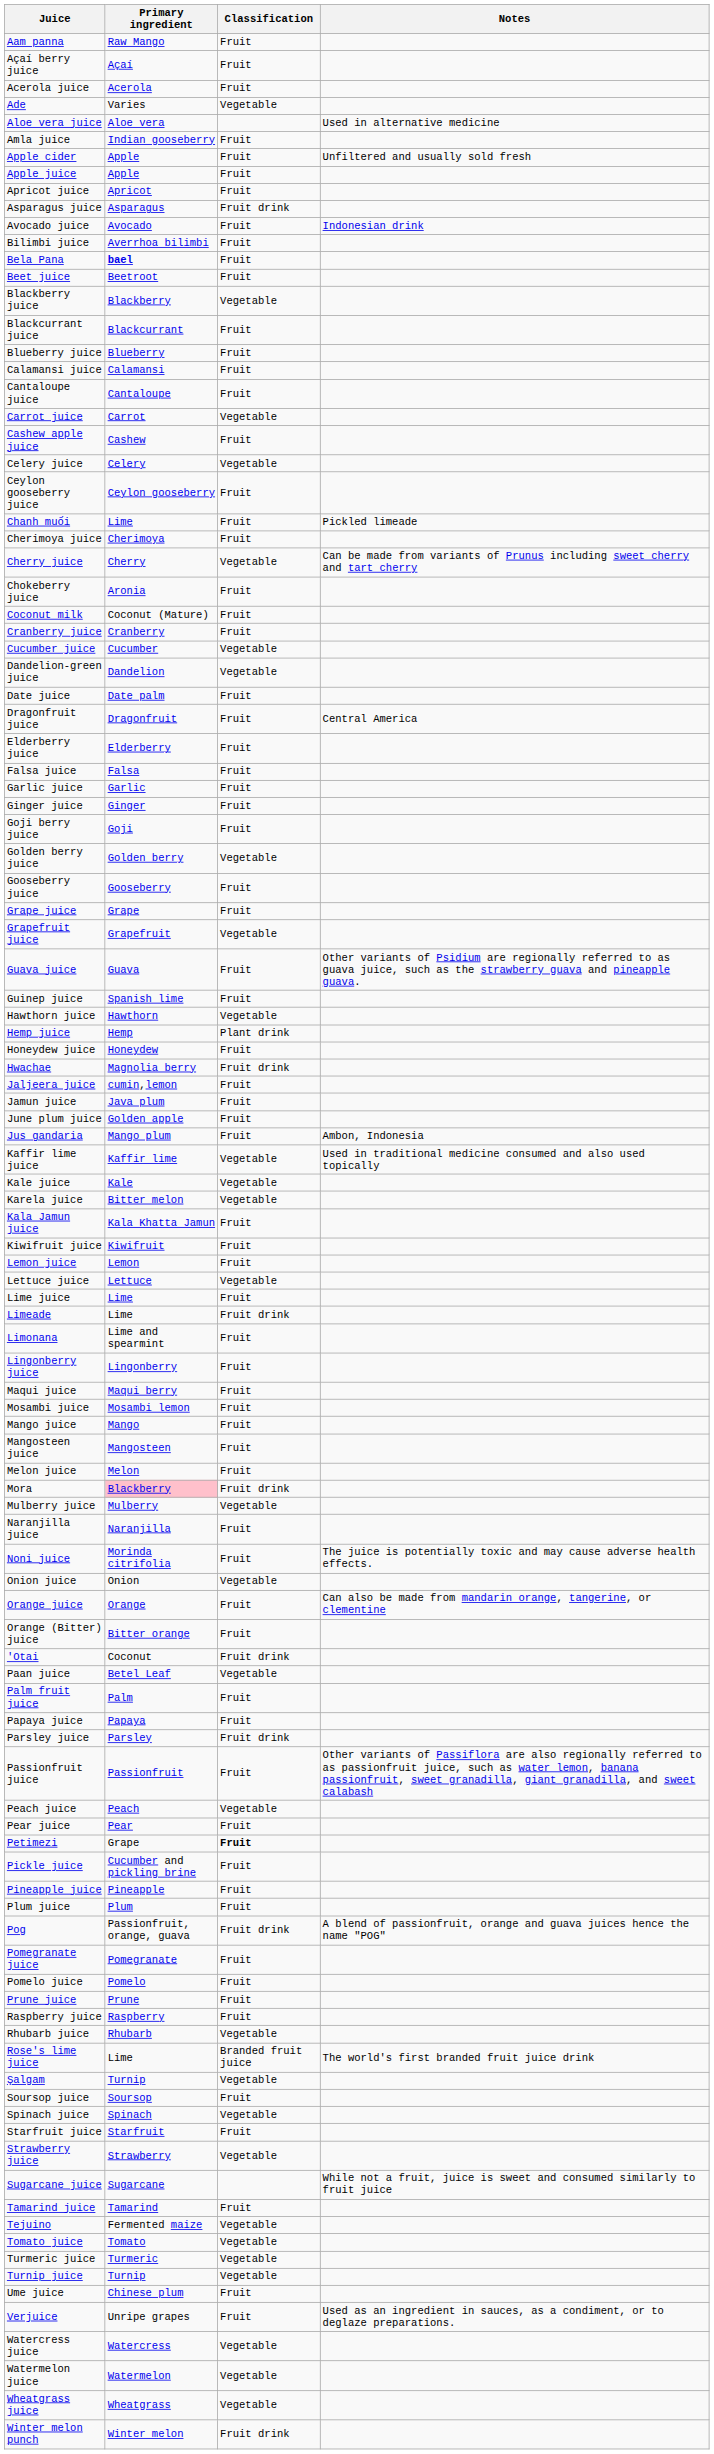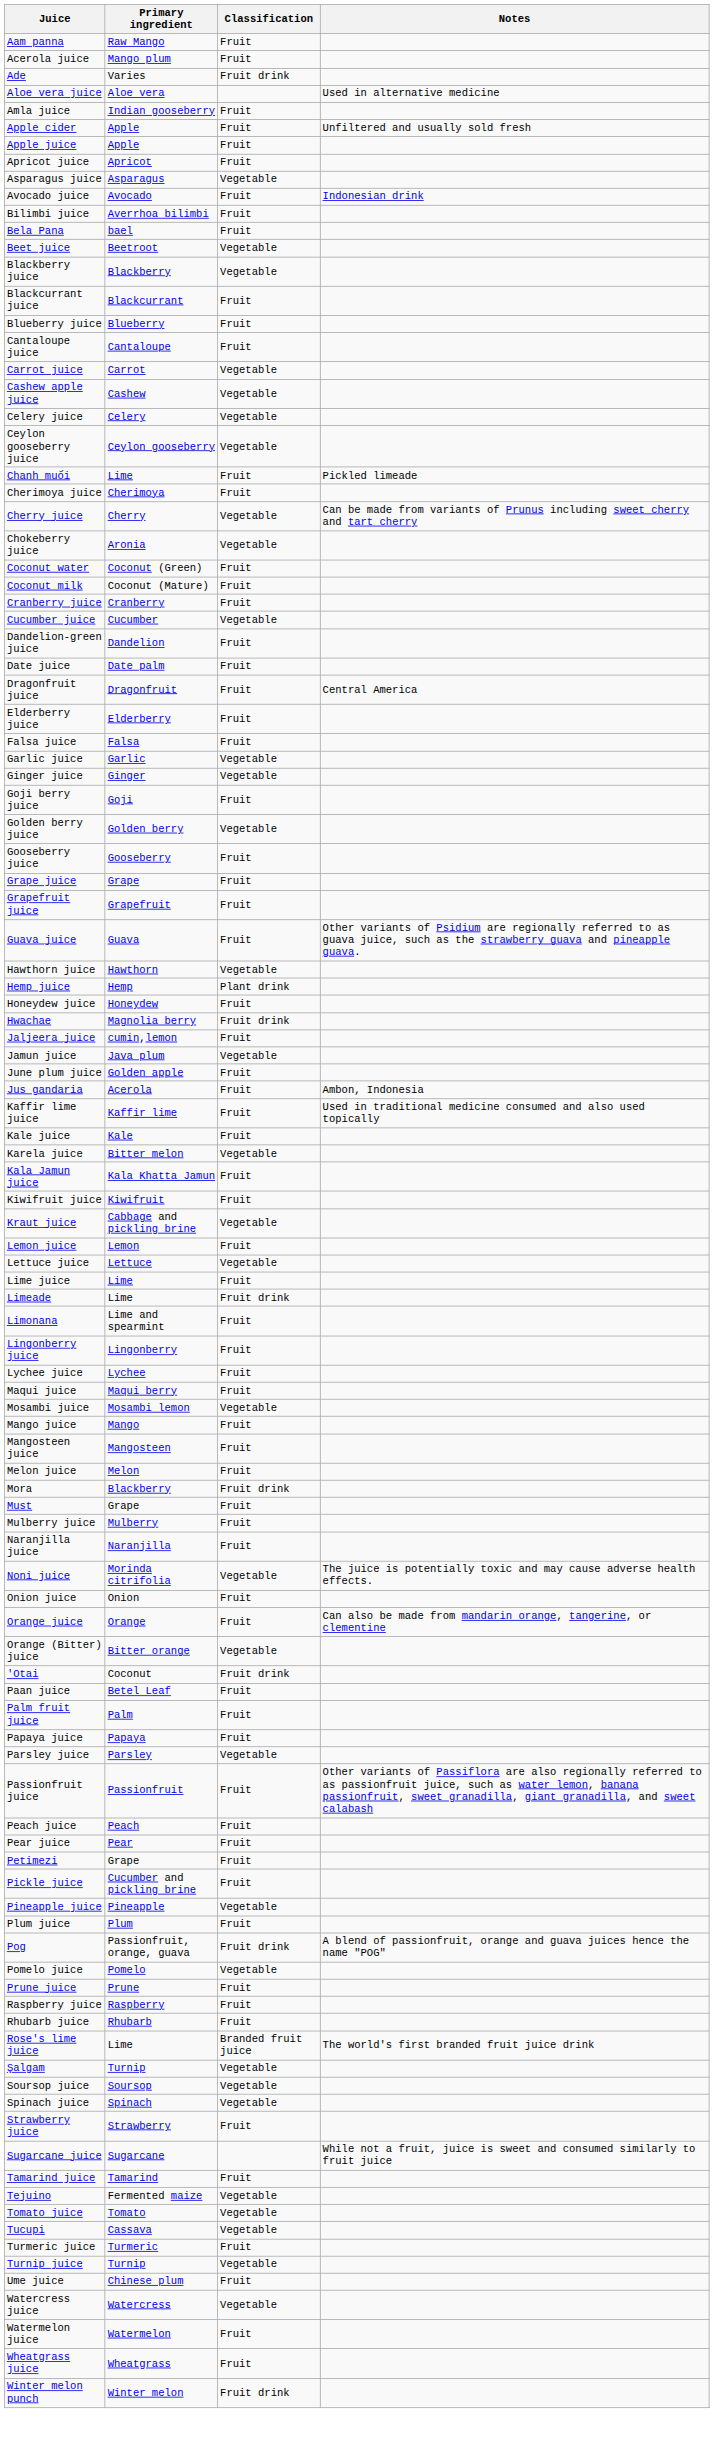- row: (39, 66)
(130, 89) Acerola -> (139, 59) Mango plum
(249, 106) Vegetable -> (255, 77) Fruit drink
(255, 209) Fruit drink -> (249, 180) Vegetable
(120, 260) bold -> (120, 231) normal
(236, 278) Fruit -> (249, 248) Vegetable
- row: (54, 370)
(236, 440) Fruit -> (249, 394) Vegetable
(236, 493) Fruit -> (249, 446) Vegetable
(236, 592) Fruit -> (249, 545) Vegetable
+ row: (48, 569)
(249, 673) Vegetable -> (236, 643) Fruit
(236, 789) Fruit -> (249, 759) Vegetable
(236, 806) Fruit -> (249, 777) Vegetable
(249, 934) Vegetable -> (236, 905) Fruit
- row: (45, 999)
(236, 1102) Fruit -> (249, 1055) Vegetable
(139, 1136) Mango plum -> (130, 1090) Acerola
(249, 1159) Vegetable -> (236, 1113) Fruit
(249, 1183) Vegetable -> (236, 1136) Fruit
+ row: (42, 1223)
+ row: (45, 1374)
(236, 1408) Fruit -> (249, 1408) Vegetable
(139, 1489) pink background -> (139, 1489) no background
+ row: (20, 1506)
(249, 1506) Vegetable -> (236, 1523) Fruit
(236, 1558) Fruit -> (249, 1576) Vegetable
(249, 1582) Vegetable -> (236, 1599) Fruit
(236, 1634) Fruit -> (249, 1651) Vegetable
(249, 1675) Vegetable -> (236, 1692) Fruit
(255, 1738) Fruit drink -> (249, 1755) Vegetable
(249, 1809) Vegetable -> (236, 1826) Fruit
(236, 1843) bold -> (236, 1861) normal
(236, 1890) Fruit -> (249, 1907) Vegetable
- row: (42, 1960)
(236, 1983) Fruit -> (249, 1971) Vegetable
(249, 2034) Vegetable -> (236, 2022) Fruit
(236, 2098) Fruit -> (249, 2086) Vegetable
- row: (54, 2132)
(249, 2155) Vegetable -> (236, 2126) Fruit
+ row: (26, 2230)
(249, 2260) Vegetable -> (236, 2247) Fruit
- row: (32, 2317)
(249, 2376) Vegetable -> (236, 2334) Fruit
(249, 2405) Vegetable -> (236, 2364) Fruit
